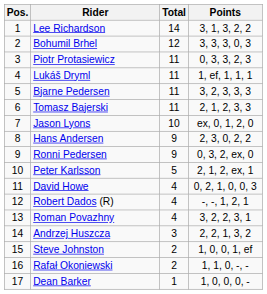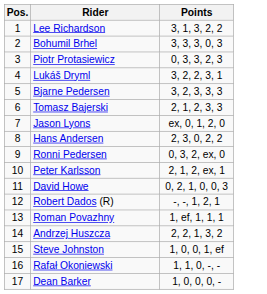- column: (174, 12)
(225, 75) 1, ef, 1, 1, 1 -> (197, 75) 3, 2, 2, 3, 1
(225, 218) 3, 2, 2, 3, 1 -> (197, 218) 1, ef, 1, 1, 1
